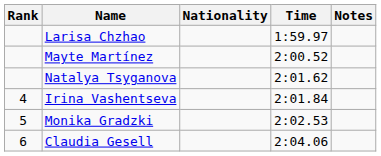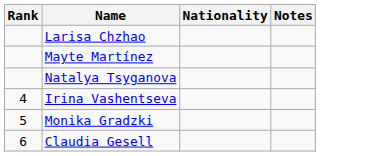- column: (301, 15)
